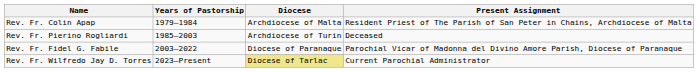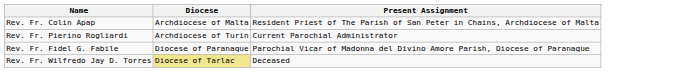- column: (200, 11)
(364, 36) Deceased -> (325, 36) Current Parochial Administrator
(418, 61) Current Parochial Administrator -> (271, 61) Deceased
